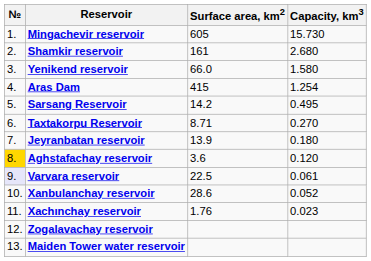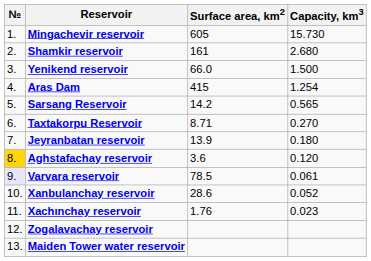(304, 69) 1.580 -> (304, 69) 1.500
(304, 105) 0.495 -> (304, 105) 0.565
(201, 176) 22.5 -> (201, 176) 78.5
